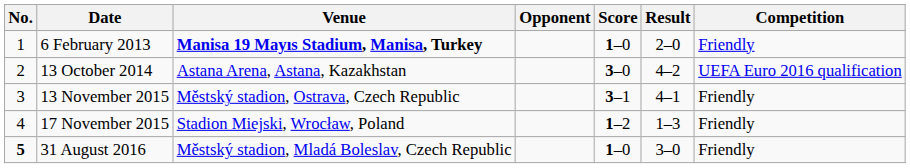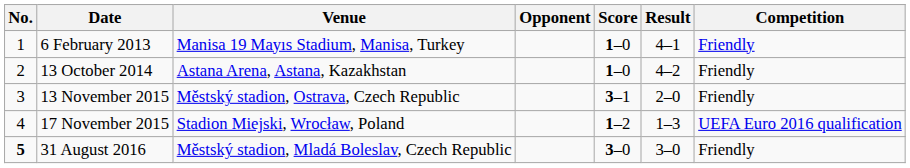(329, 44) bold -> (321, 44) normal
(668, 44) 2–0 -> (668, 44) 4–1
(618, 70) 3–0 -> (618, 70) 1–0
(800, 70) UEFA Euro 2016 qualification -> (726, 70) Friendly
(668, 96) 4–1 -> (668, 96) 2–0
(726, 123) Friendly -> (800, 123) UEFA Euro 2016 qualification
(618, 149) 1–0 -> (618, 149) 3–0
